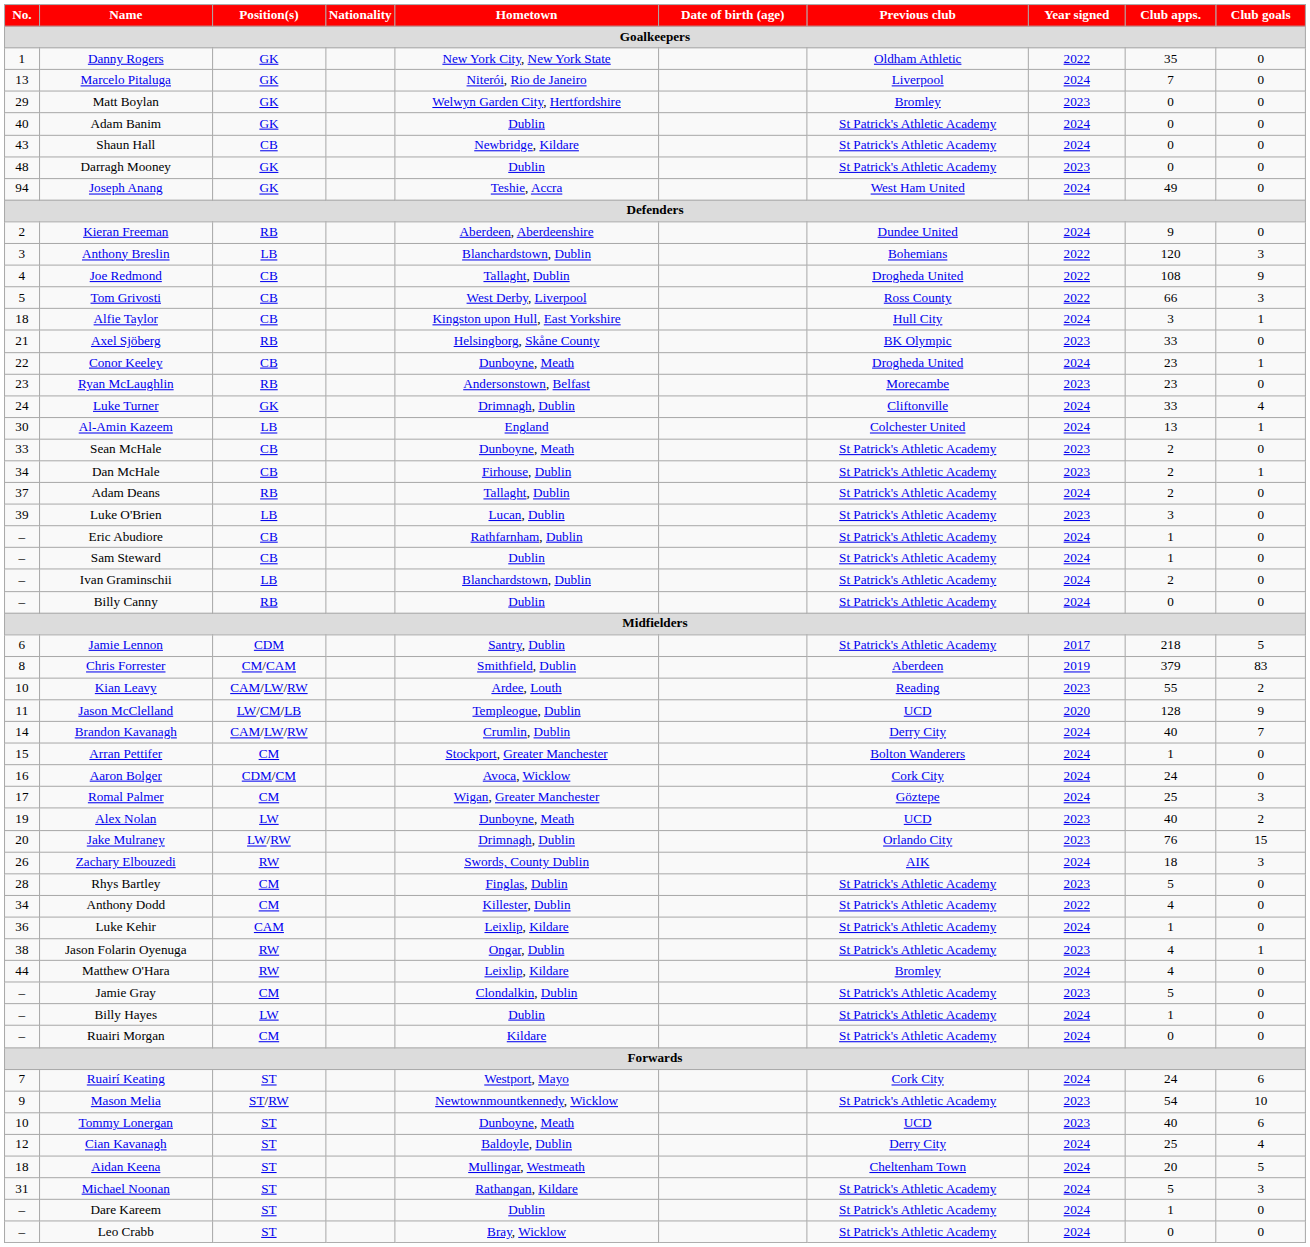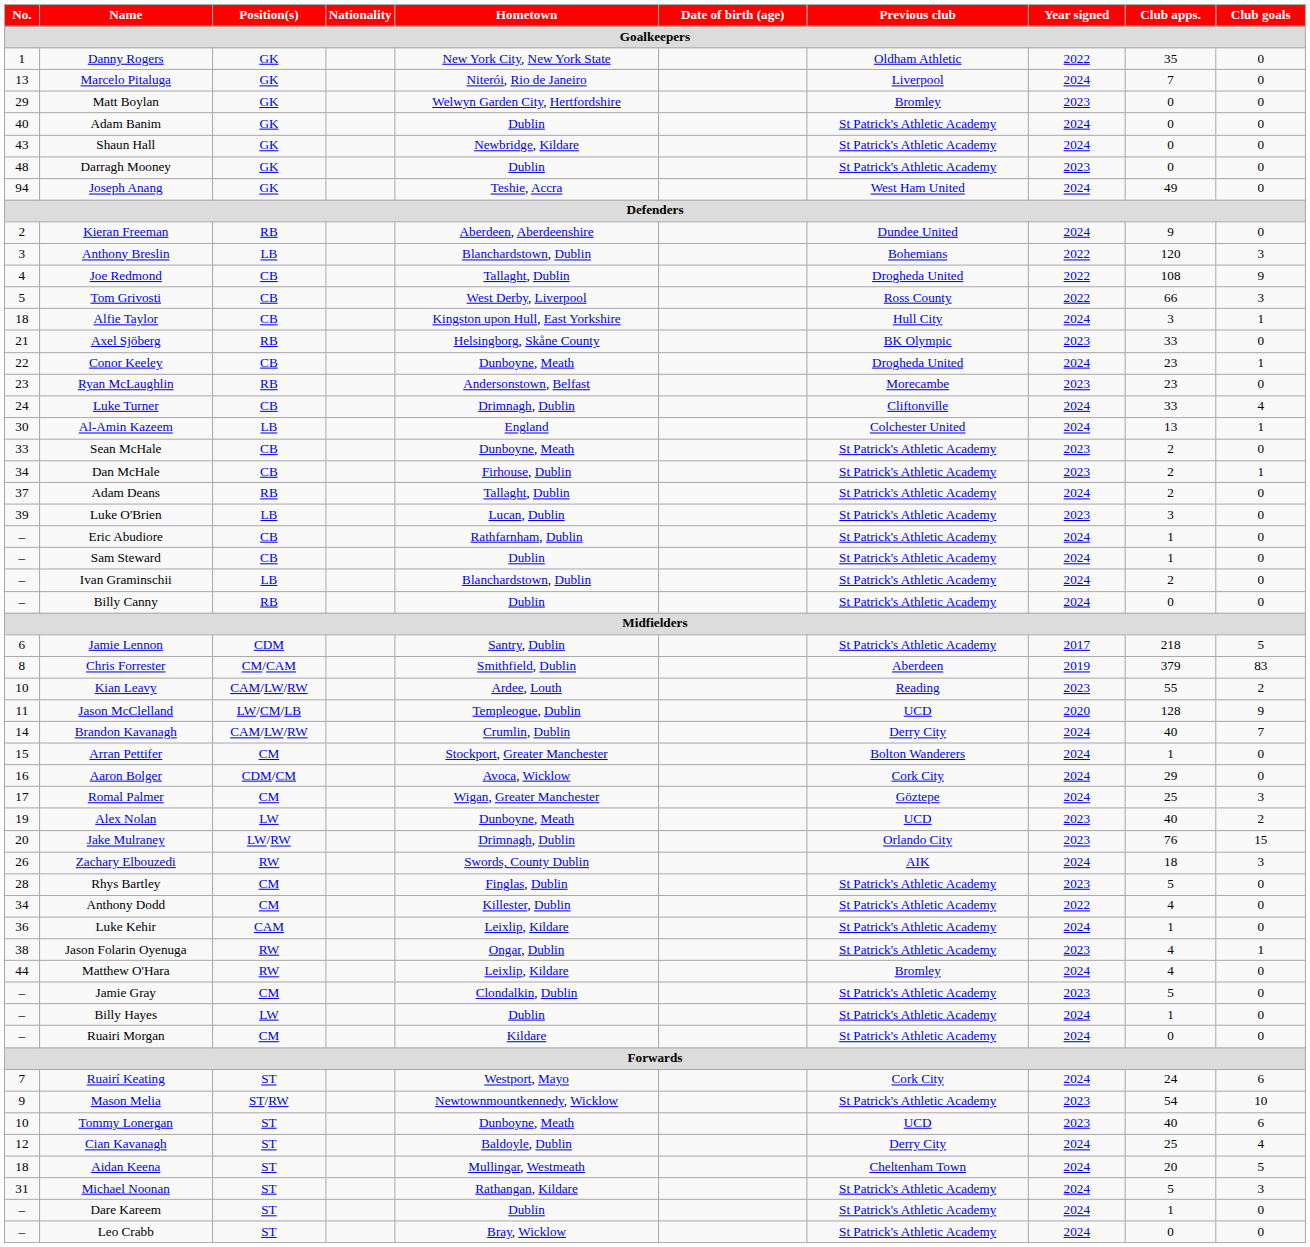(269, 145) CB -> (269, 145) GK
(269, 406) GK -> (269, 406) CB
(1171, 775) 24 -> (1171, 775) 29
